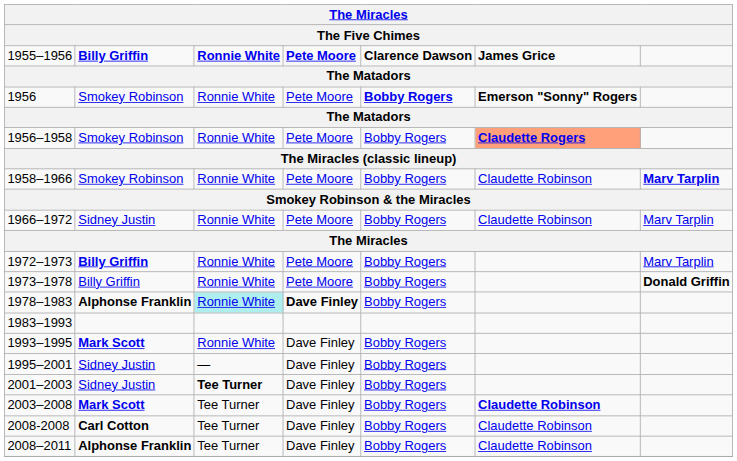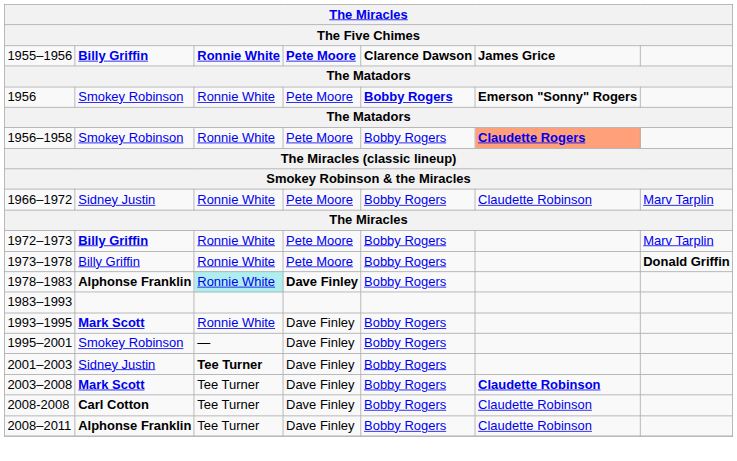- row: (40, 179)
(117, 364) Sidney Justin -> (131, 343) Smokey Robinson
